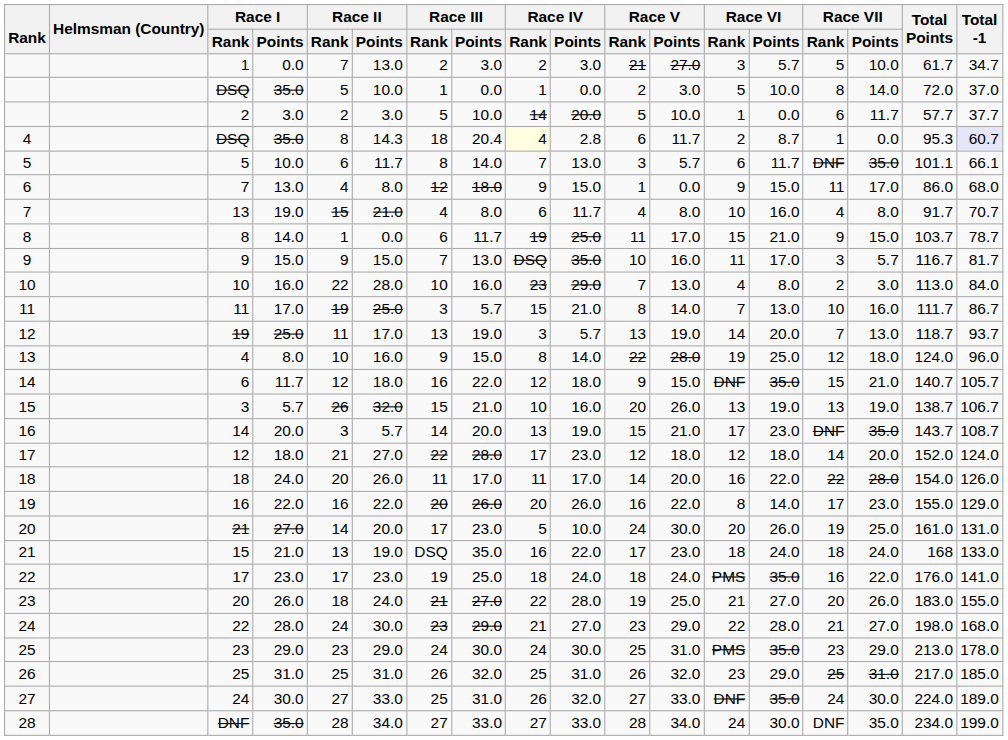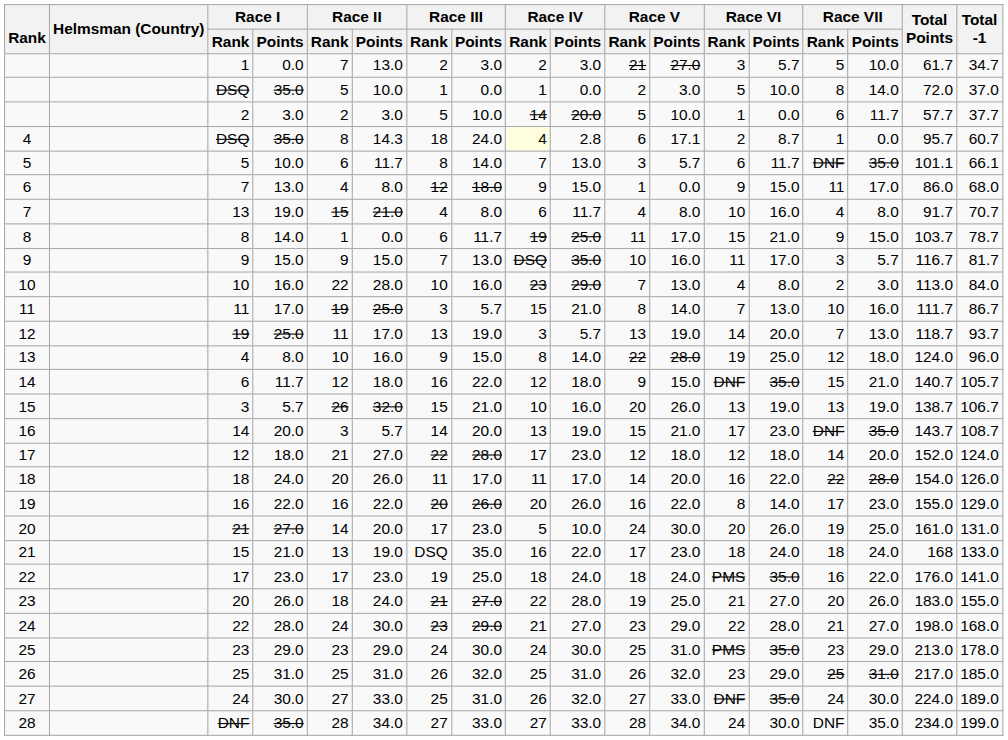(487, 139) 20.4 -> (487, 139) 24.0
(686, 139) 11.7 -> (685, 139) 17.1
(938, 139) 95.3 -> (938, 139) 95.7
(984, 139) lavender background -> (984, 139) no background
